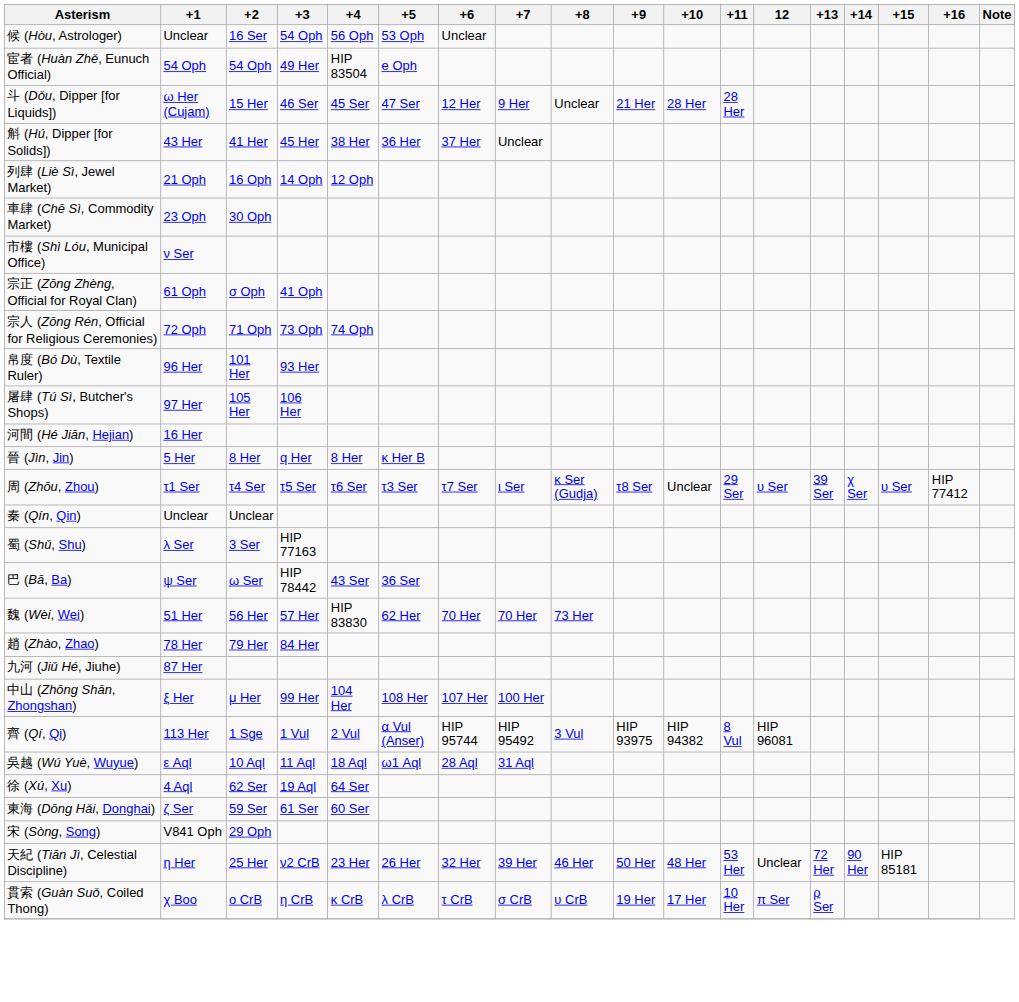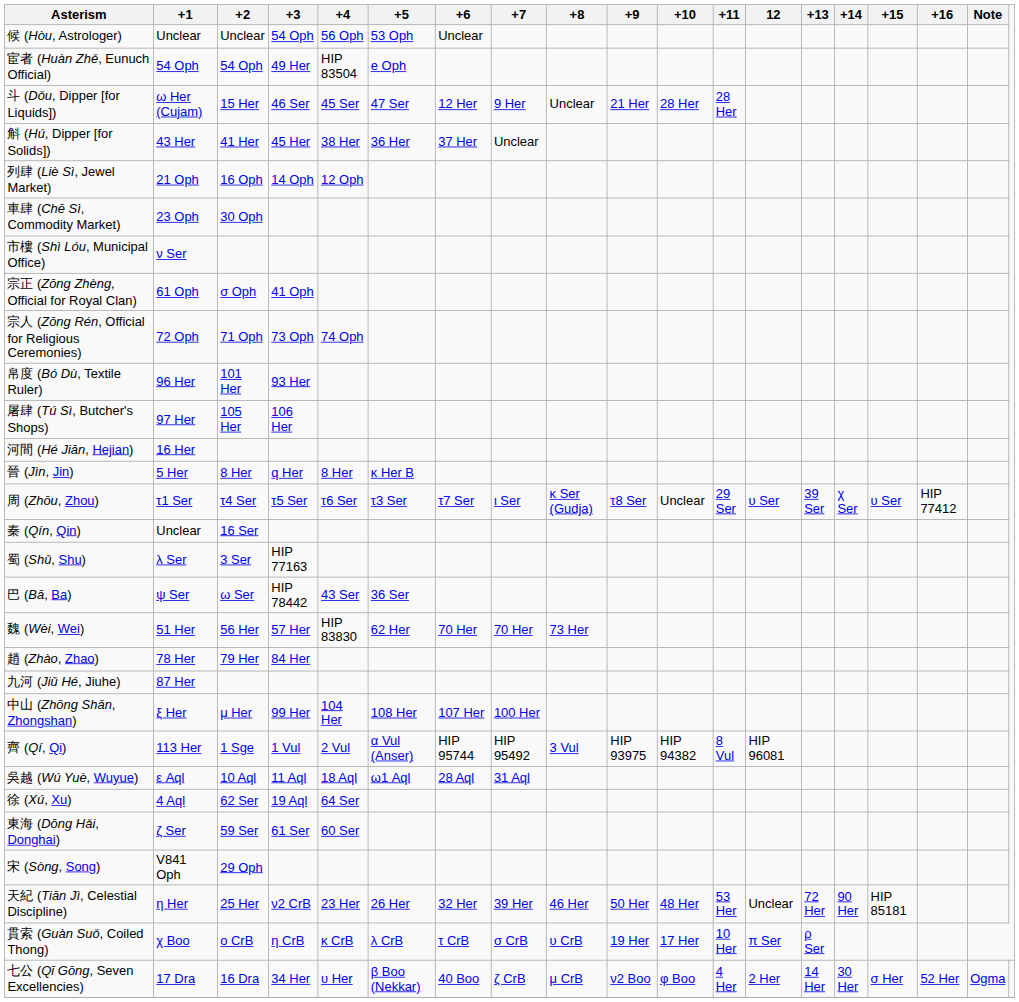(248, 36) 16 Ser -> (243, 36) Unclear
(251, 516) Unclear -> (239, 530) 16 Ser
+ row: (70, 979)
